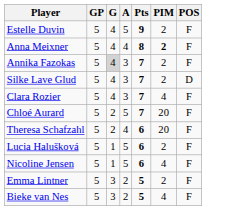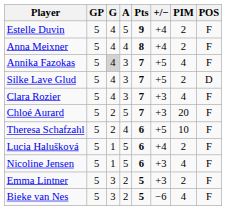+ column: (161, 12)
(164, 46) bold -> (183, 46) normal
(164, 63) 2 -> (183, 63) 4
(164, 130) 20 -> (183, 130) 10
